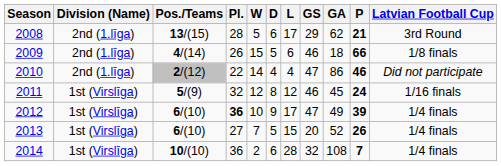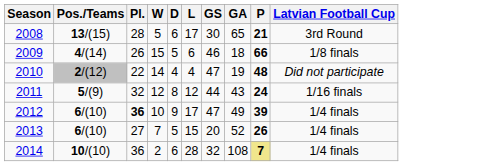- column: (103, 14)
(312, 33) 29 -> (213, 33) 30
(337, 33) 62 -> (238, 33) 65
(337, 72) 86 -> (238, 72) 19
(359, 72) 46 -> (261, 72) 48
(312, 92) 46 -> (213, 92) 44
(337, 92) 45 -> (238, 92) 43
(359, 151) no background -> (261, 151) khaki background
